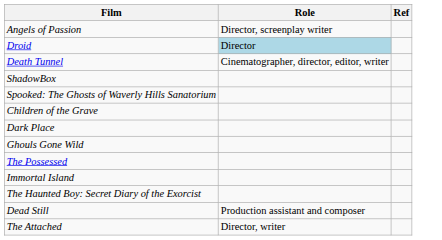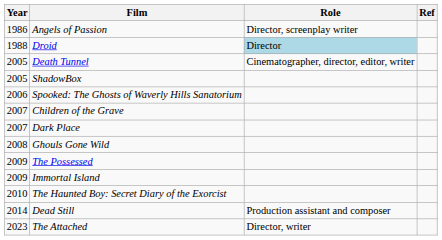+ column: (17, 12)
